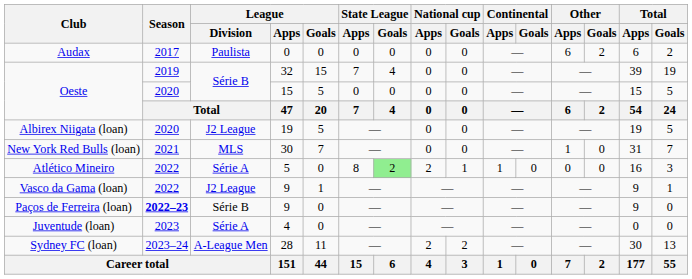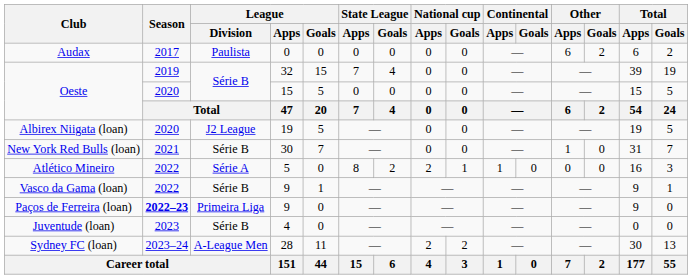(231, 149) MLS -> (231, 149) Série B
(392, 168) lightgreen background -> (392, 168) no background
(231, 187) J2 League -> (231, 187) Série B
(231, 206) Série B -> (231, 206) Primeira Liga
(231, 226) Série A -> (231, 226) Série B
